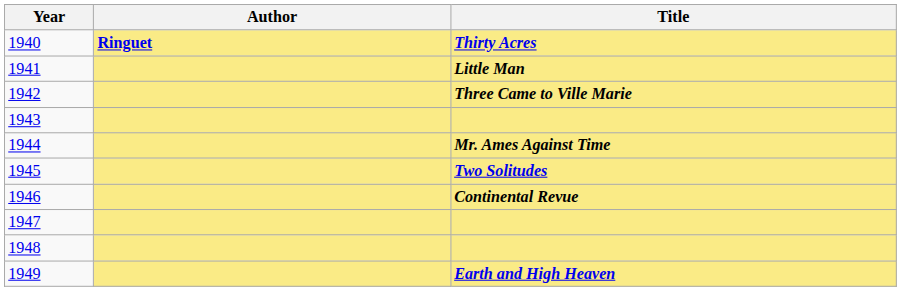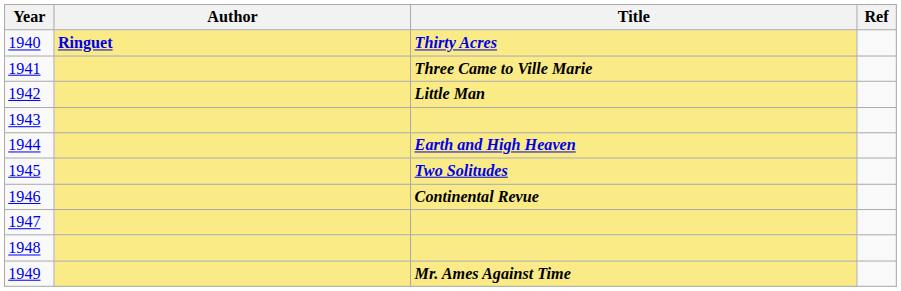+ column: (877, 17)
(489, 68) Little Man -> (503, 68) Three Came to Ville Marie
(543, 94) Three Came to Ville Marie -> (450, 94) Little Man
(532, 145) Mr. Ames Against Time -> (495, 145) Earth and High Heaven
(535, 273) Earth and High Heaven -> (493, 273) Mr. Ames Against Time
